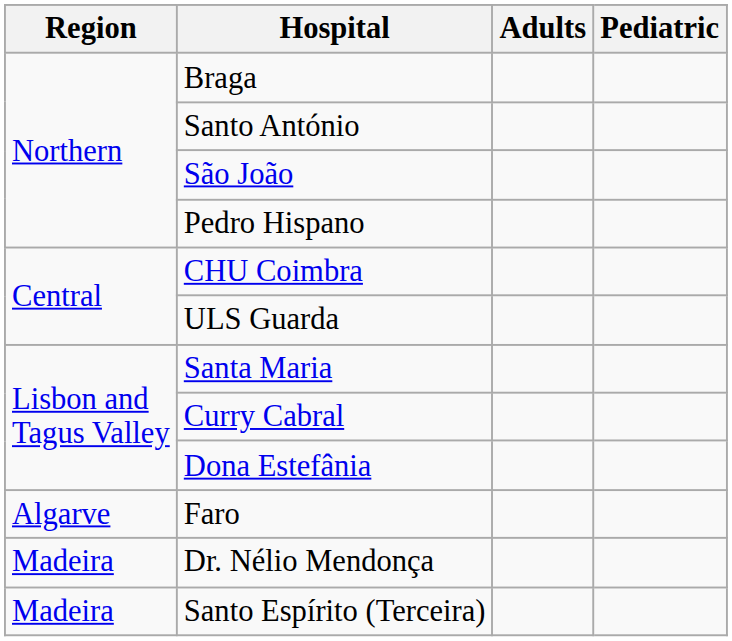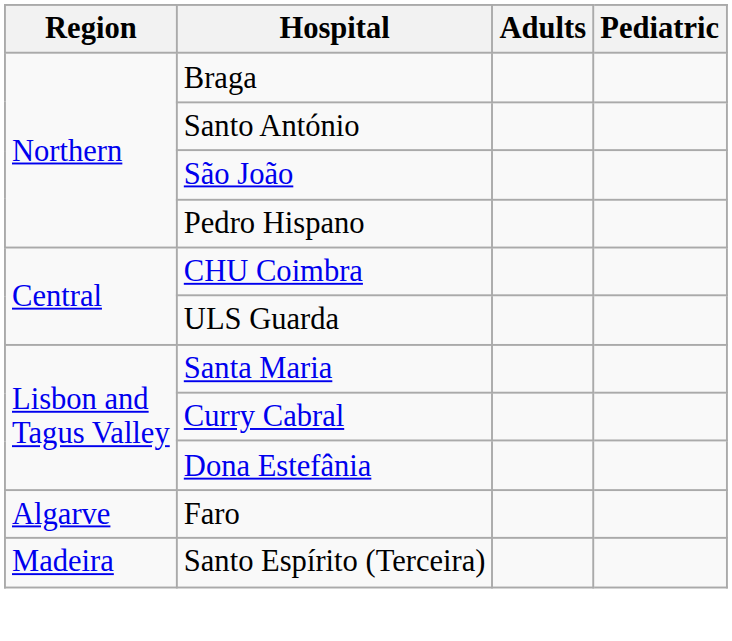- row: (309, 561)
